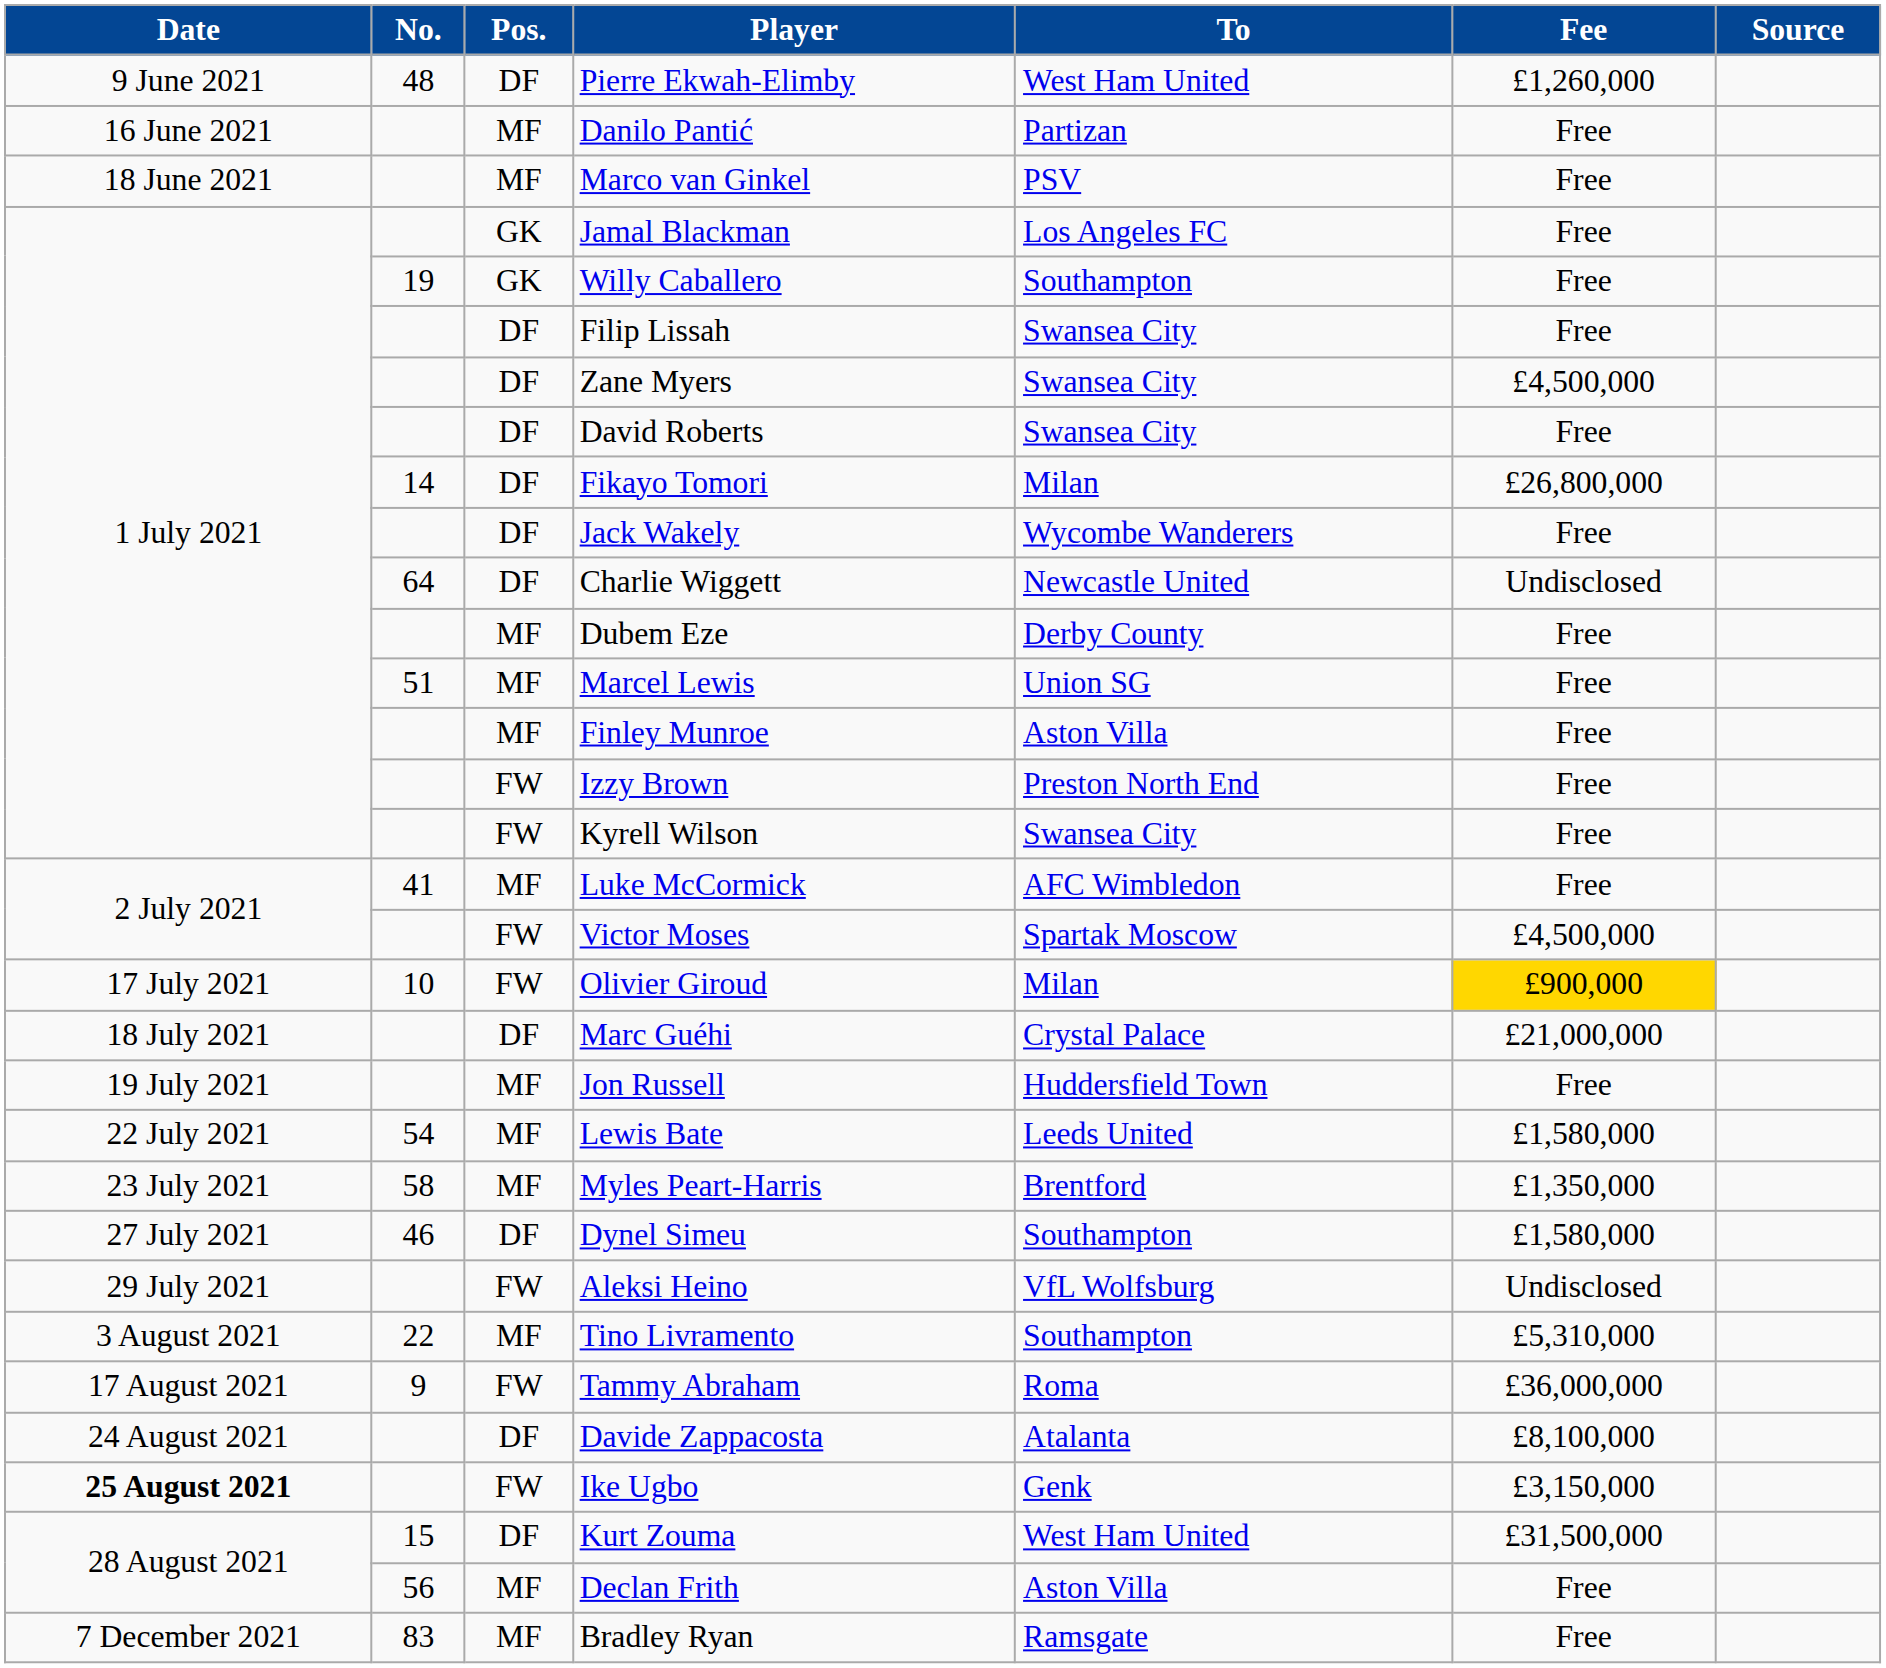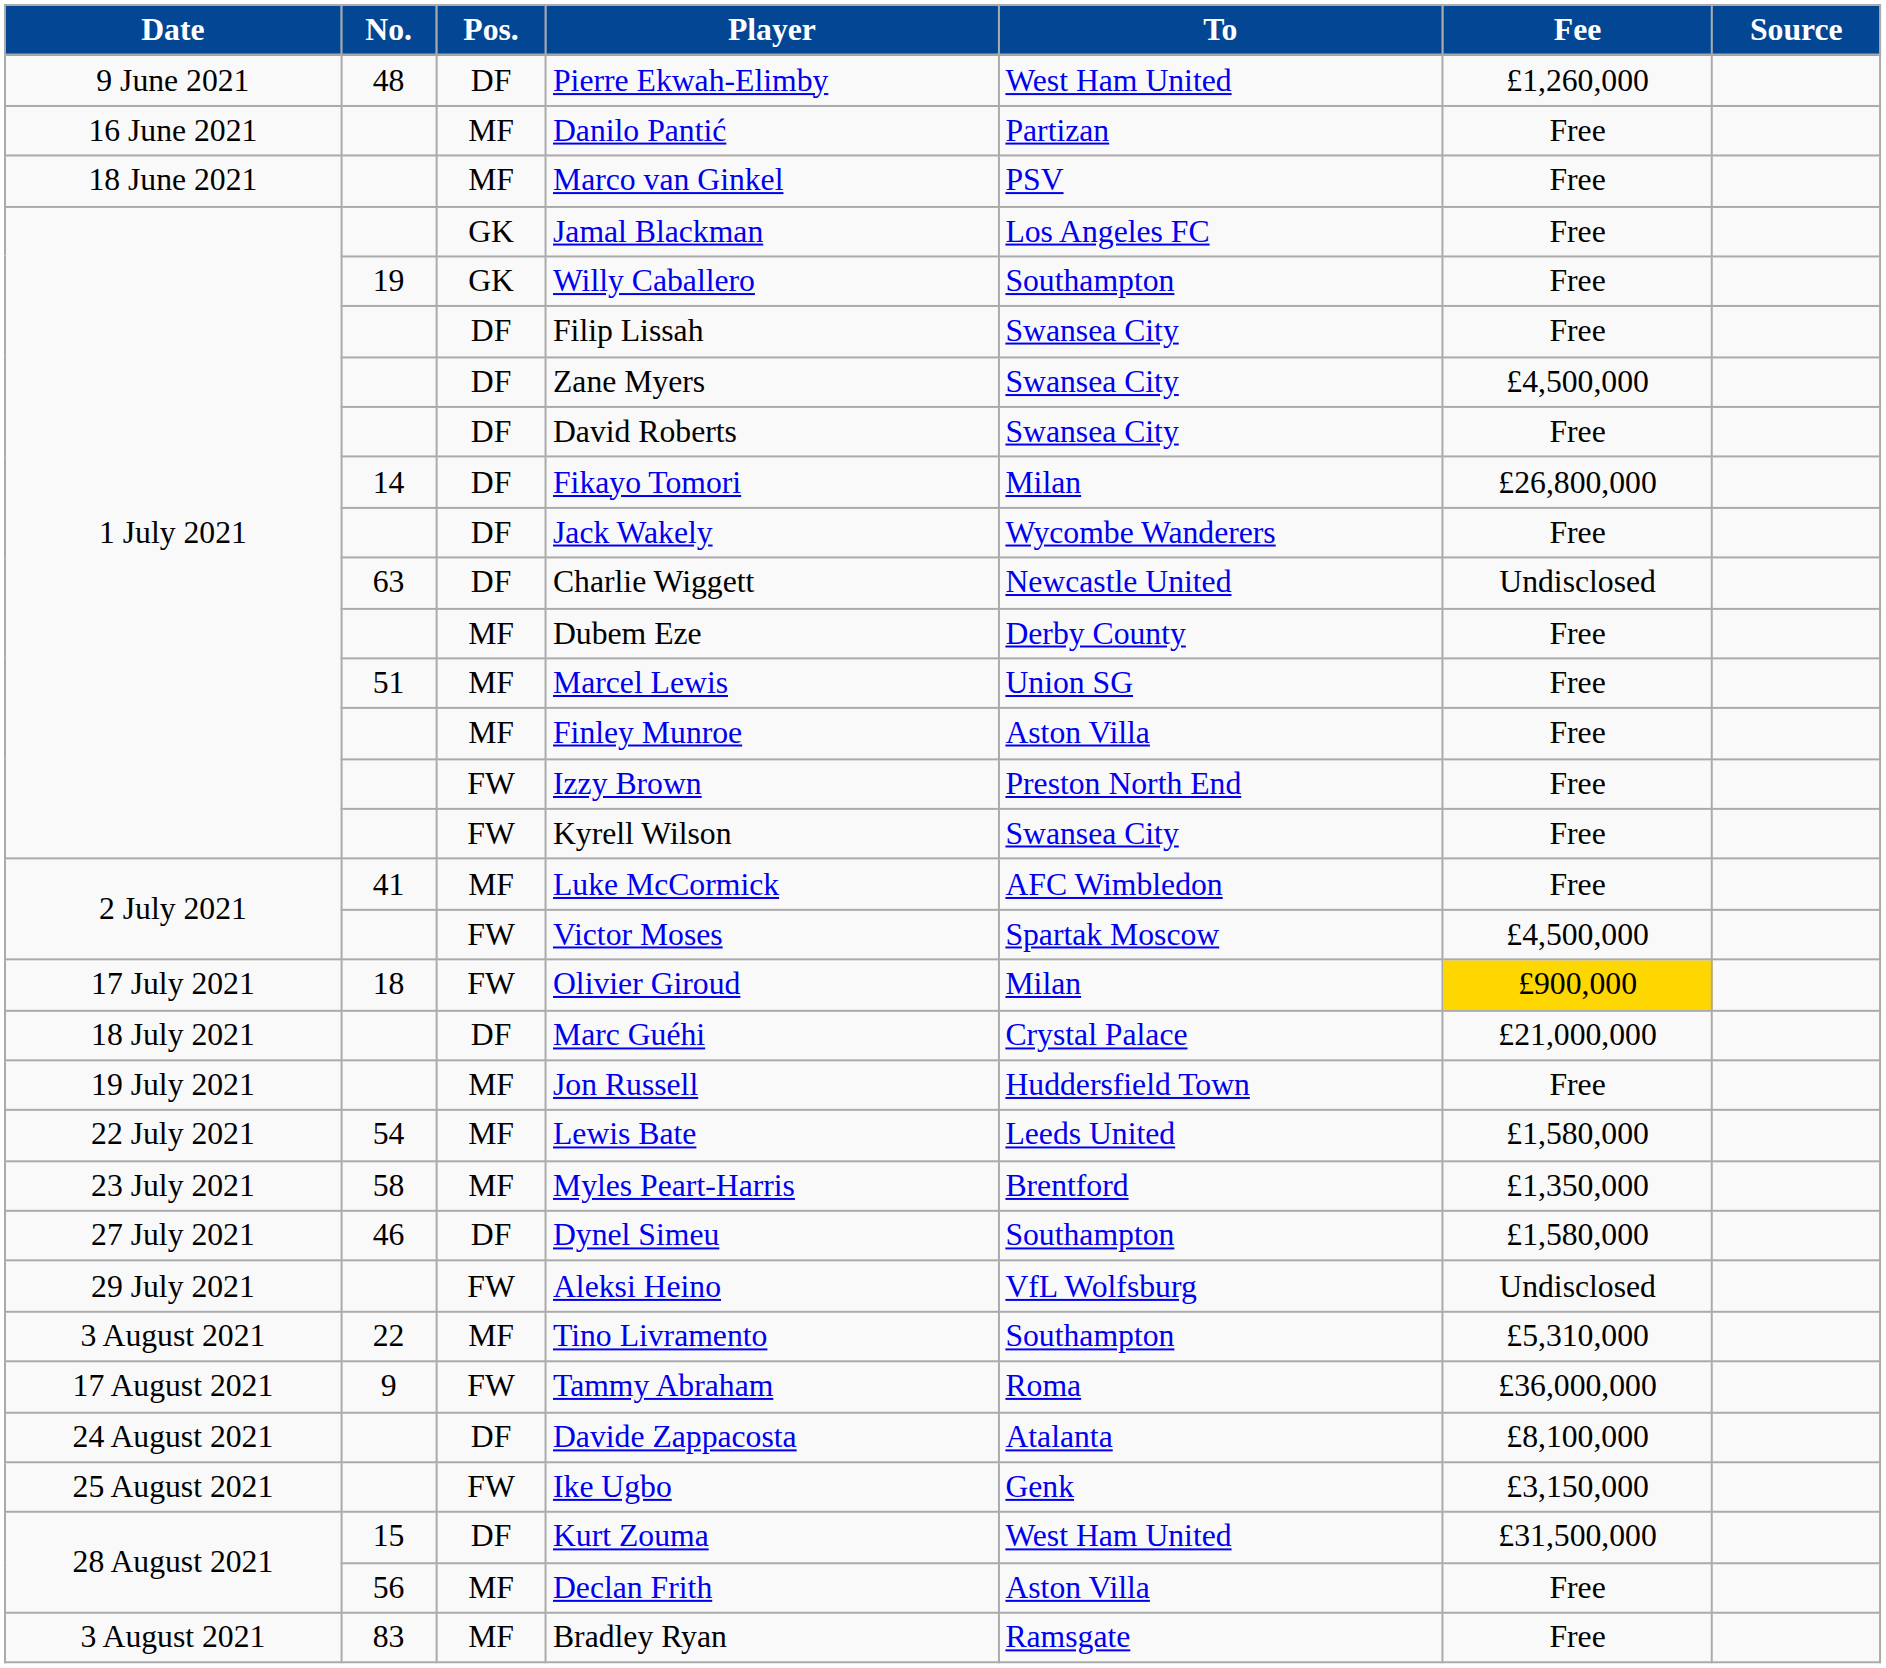(418, 582) 64 -> (389, 582) 63
(418, 984) 10 -> (389, 984) 18
(188, 1486) bold -> (173, 1486) normal
(188, 1637) 7 December 2021 -> (173, 1637) 3 August 2021
